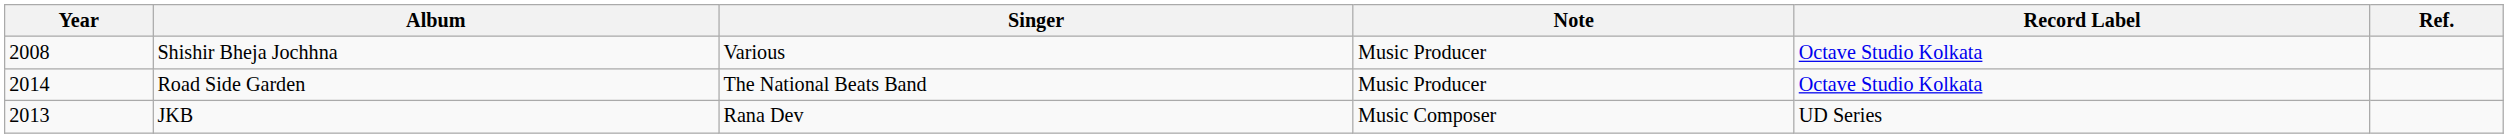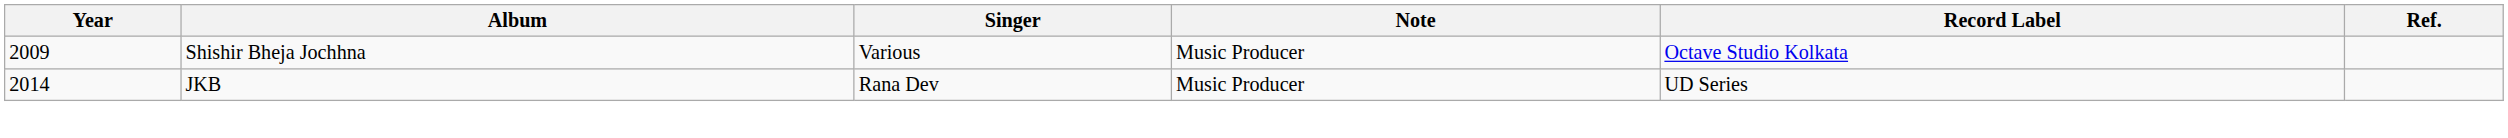(29, 52) 2008 -> (29, 52) 2009
- row: (231, 84)
(29, 116) 2013 -> (29, 84) 2014
(1427, 116) Music Composer -> (1240, 84) Music Producer
